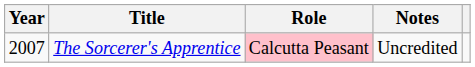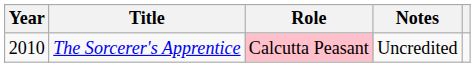(27, 47) 2007 -> (27, 47) 2010
